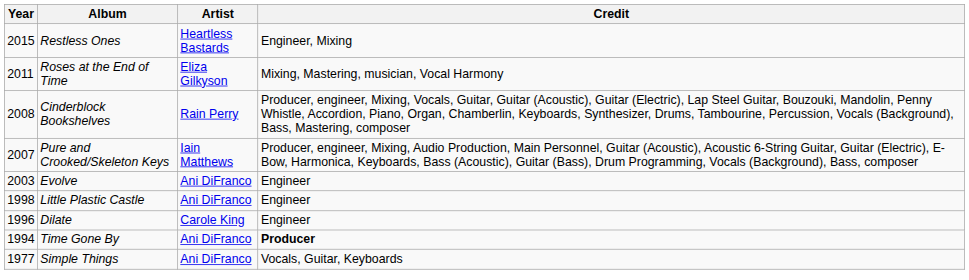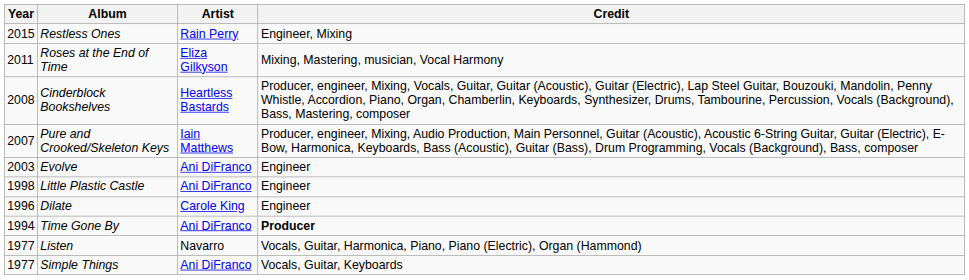(206, 40) Heartless Bastards -> (209, 33) Rain Perry
(209, 114) Rain Perry -> (206, 100) Heartless Bastards
+ row: (57, 245)
